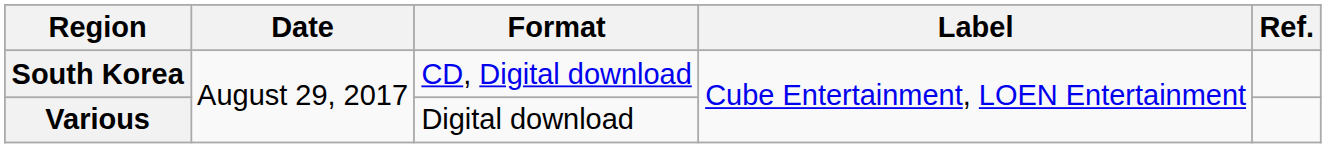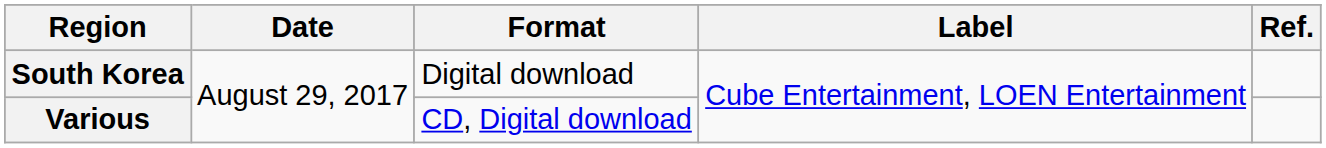(557, 73) CD, Digital download -> (528, 73) Digital download
(528, 119) Digital download -> (557, 119) CD, Digital download
